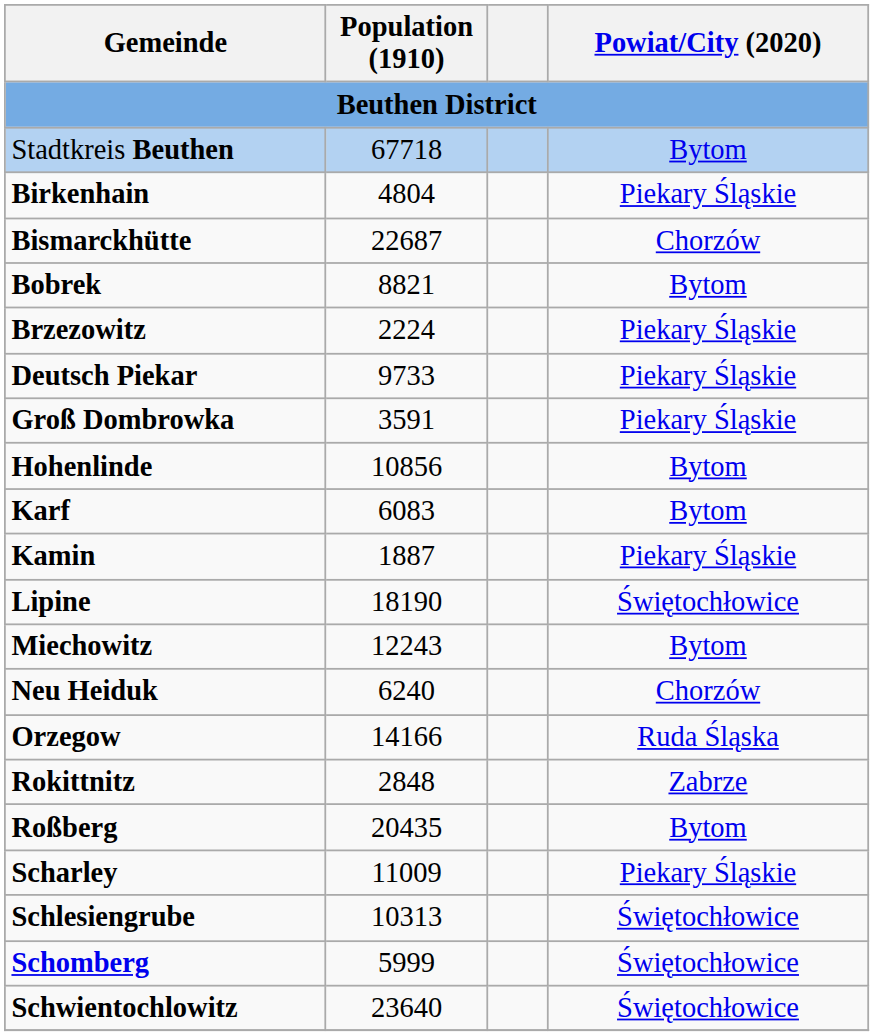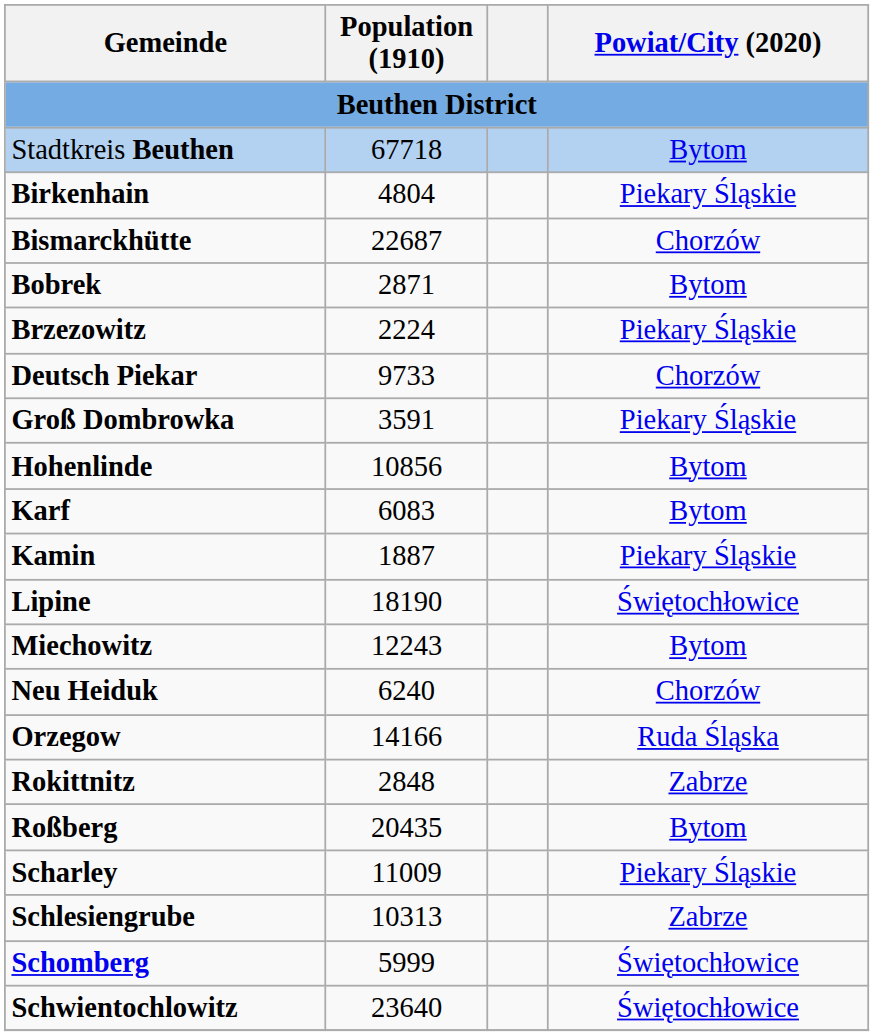(407, 284) 8821 -> (407, 284) 2871
(708, 375) Piekary Śląskie -> (708, 375) Chorzów
(708, 917) Świętochłowice -> (708, 917) Zabrze
